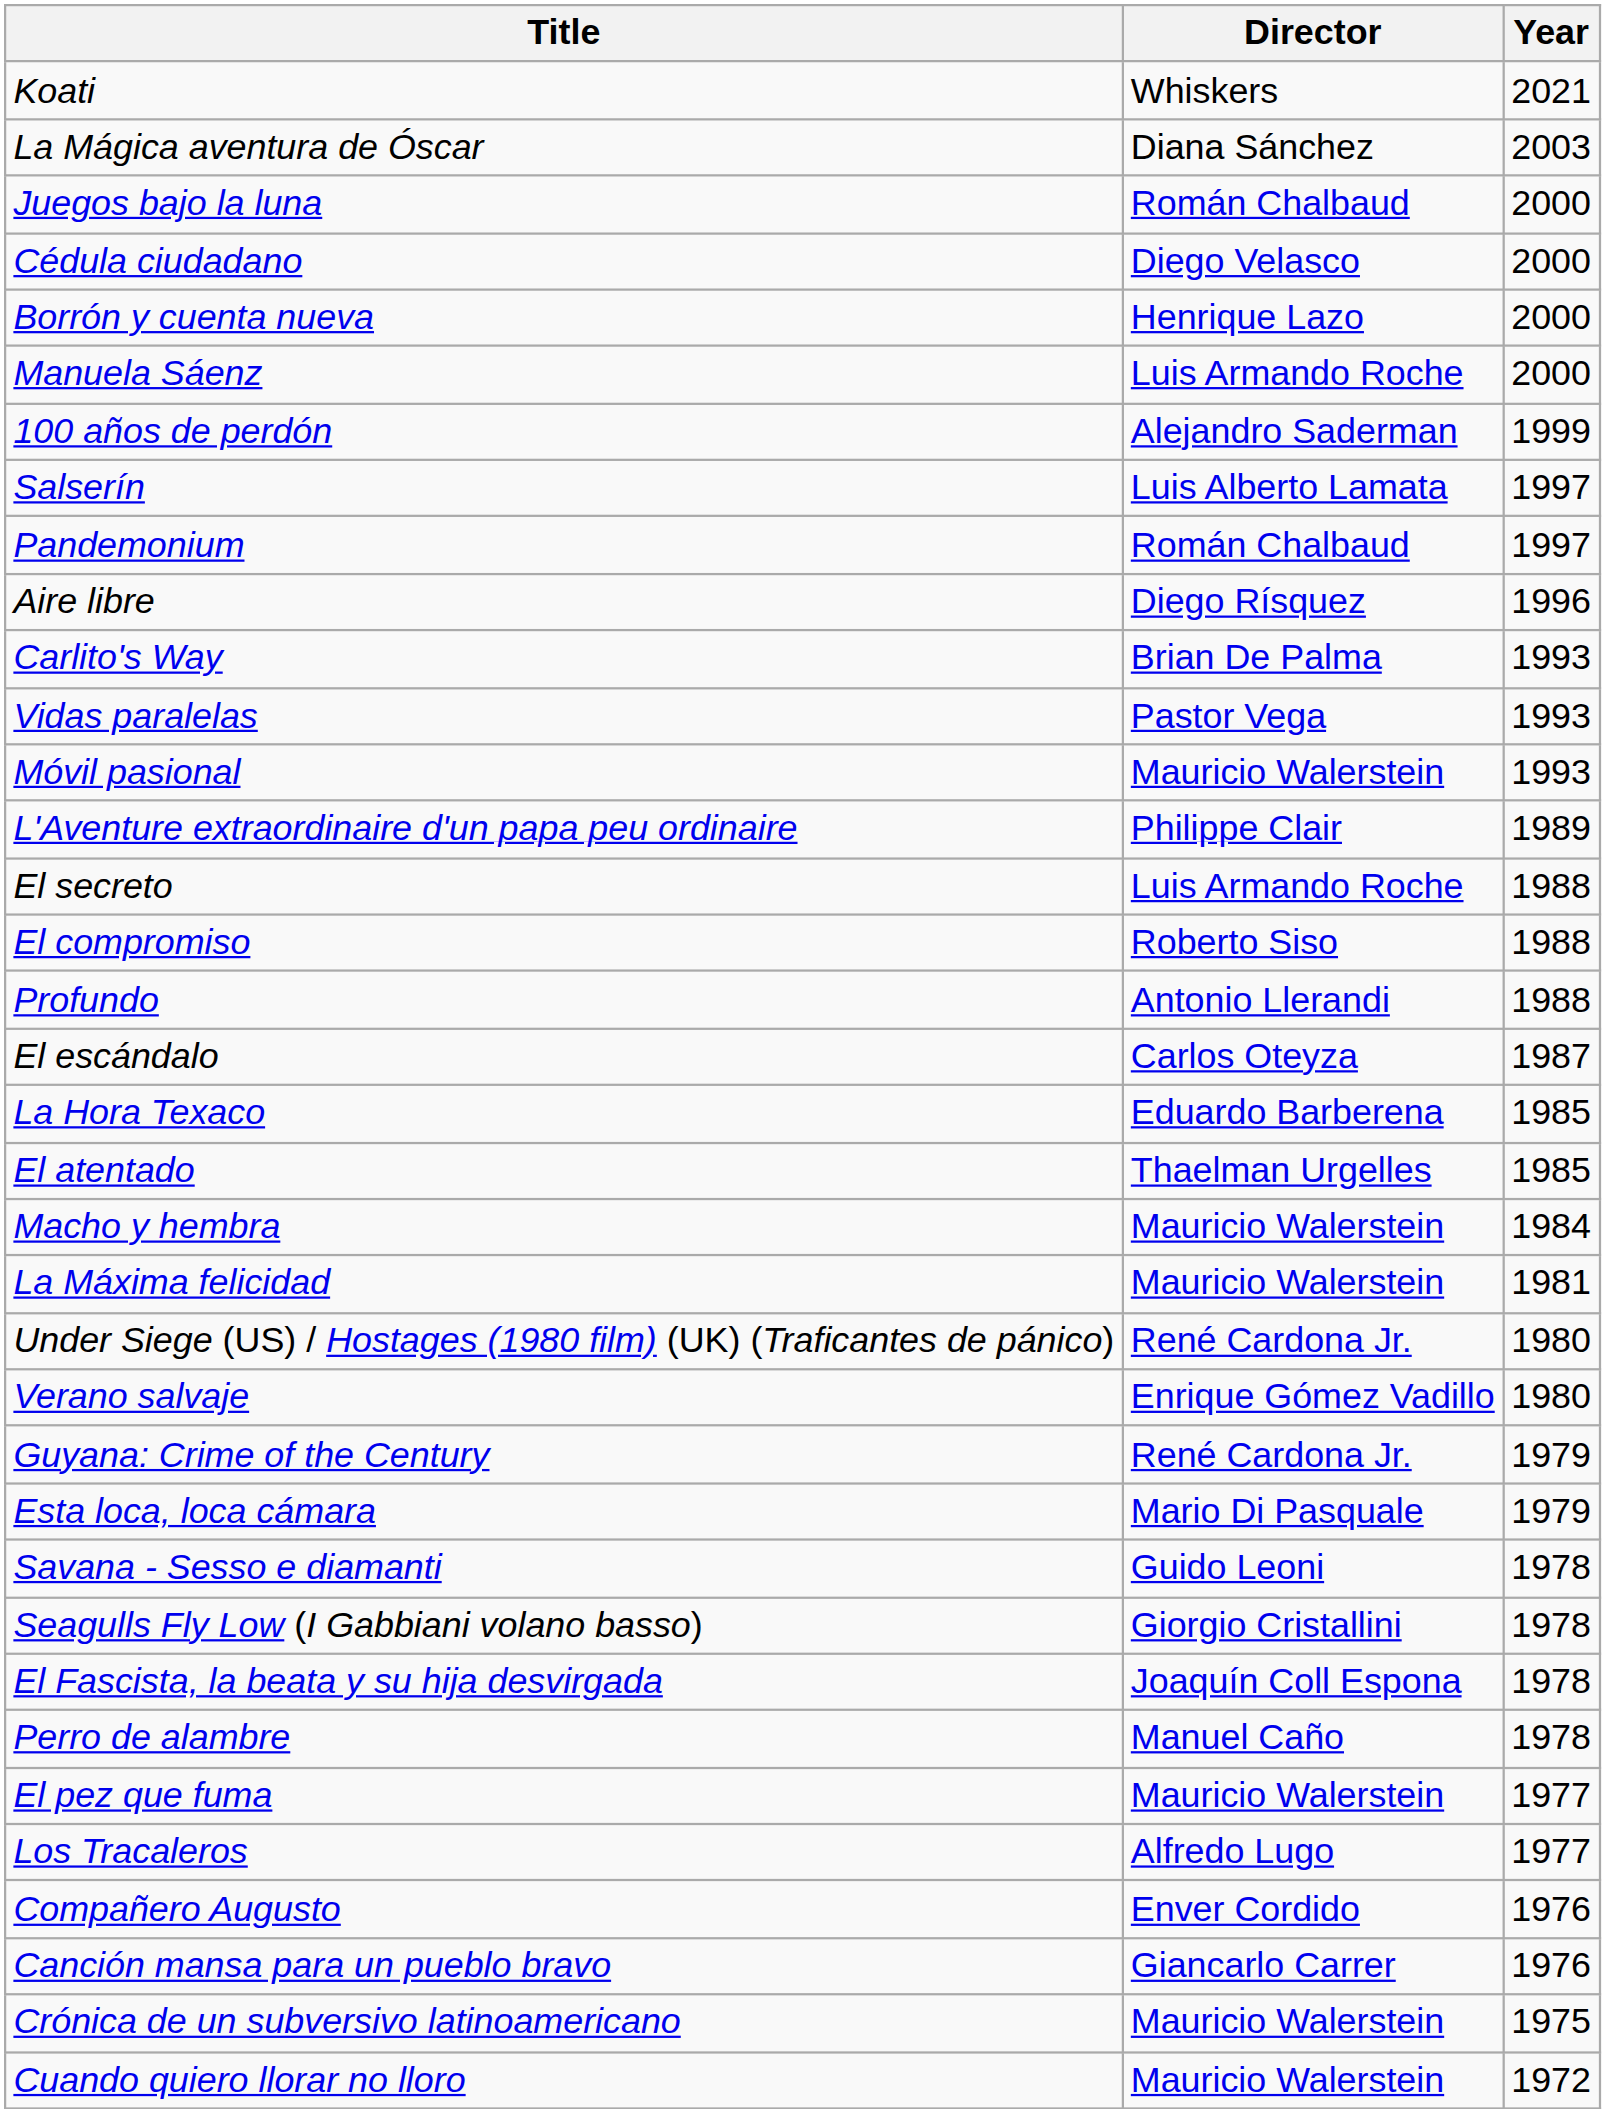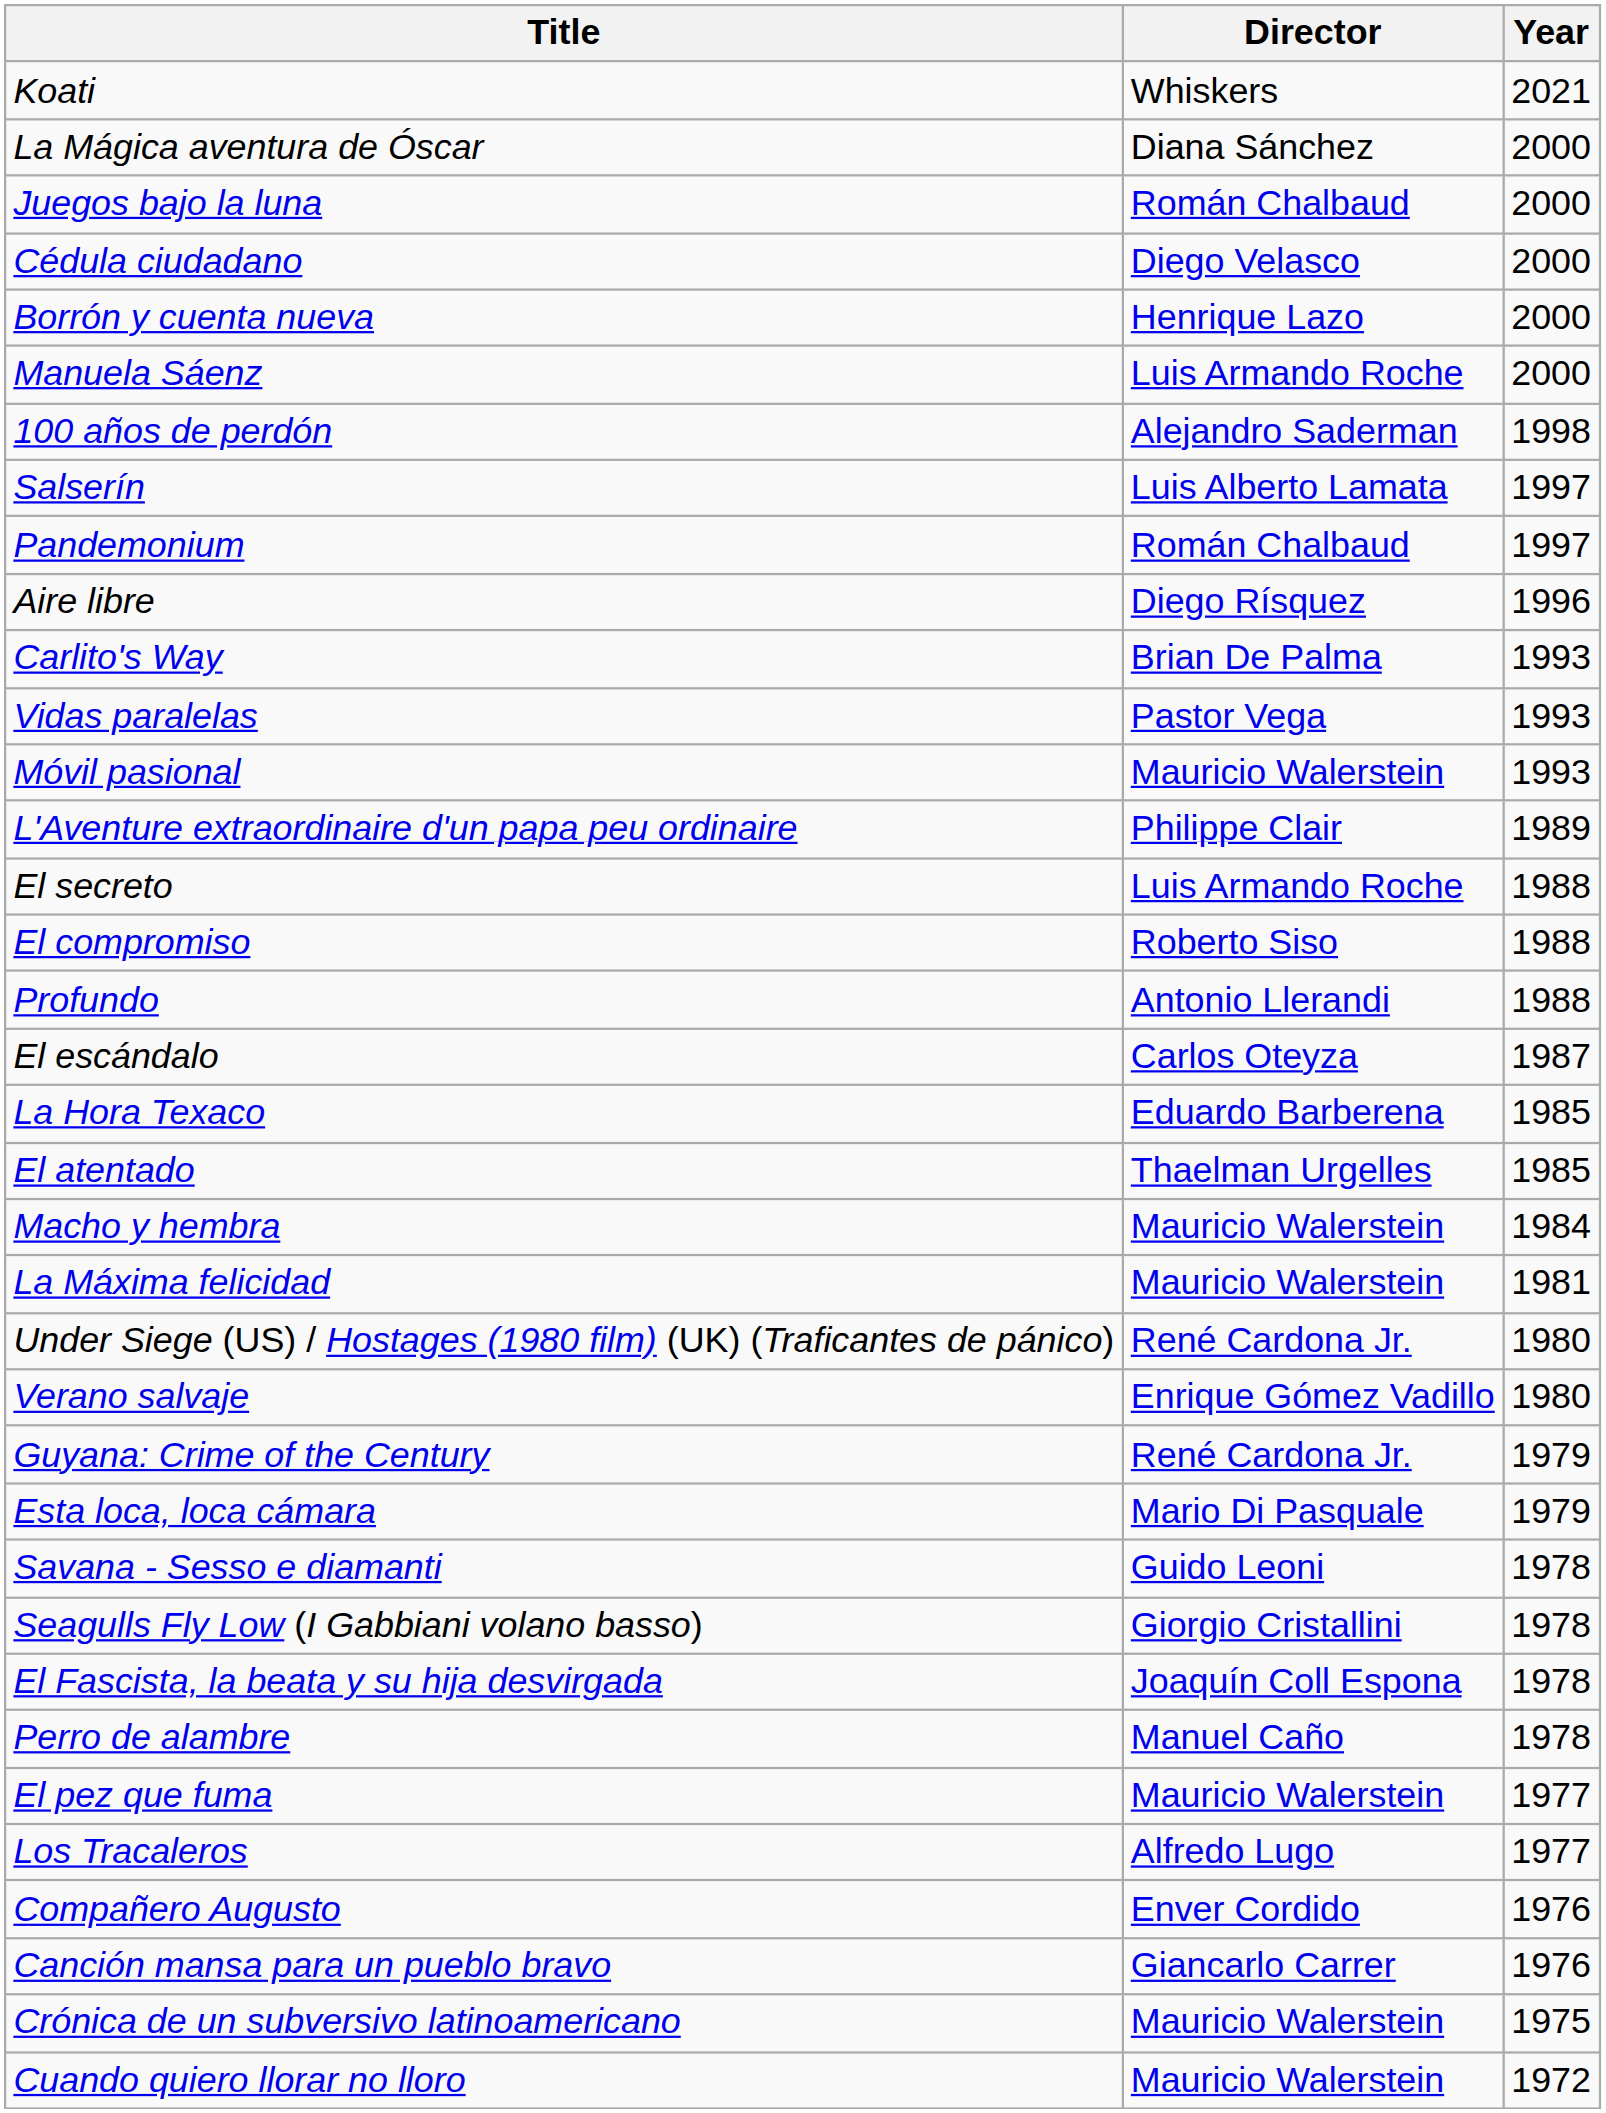(1551, 146) 2003 -> (1551, 146) 2000
(1551, 430) 1999 -> (1551, 430) 1998
